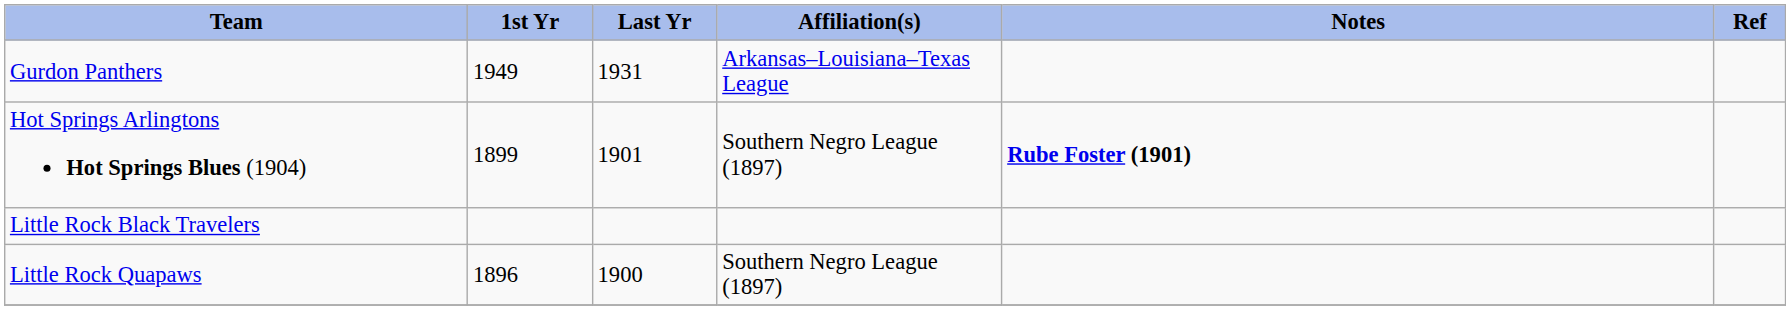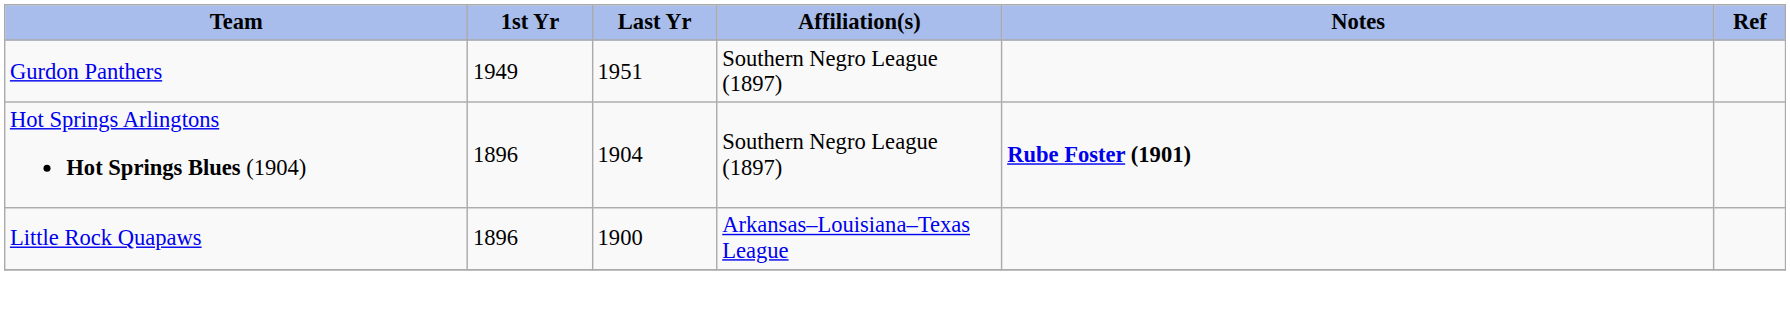(620, 70) 1931 -> (620, 70) 1951
(846, 70) Arkansas–Louisiana–Texas League -> (830, 70) Southern Negro League (1897)
(495, 154) 1899 -> (495, 154) 1896
(620, 154) 1901 -> (620, 154) 1904
- row: (135, 225)
(830, 274) Southern Negro League (1897) -> (846, 238) Arkansas–Louisiana–Texas League
